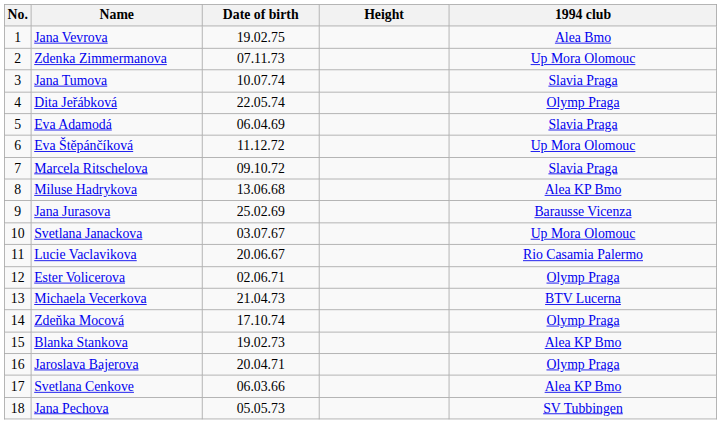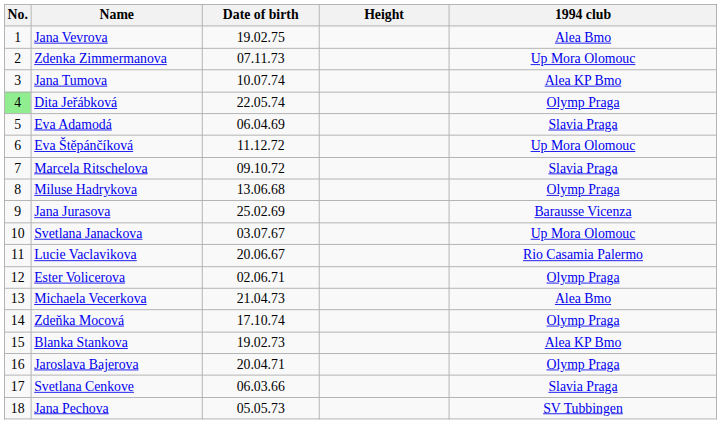(583, 80) Slavia Praga -> (583, 80) Alea KP Bmo
(18, 102) no background -> (18, 102) lightgreen background
(583, 189) Alea KP Bmo -> (583, 189) Olymp Praga
(583, 299) BTV Lucerna -> (583, 299) Alea Bmo
(583, 386) Alea KP Bmo -> (583, 386) Slavia Praga
